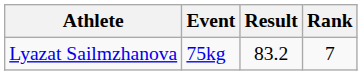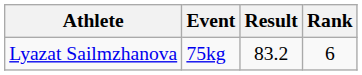(330, 53) 7 -> (330, 53) 6
